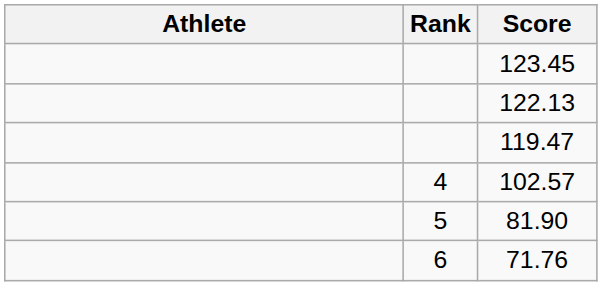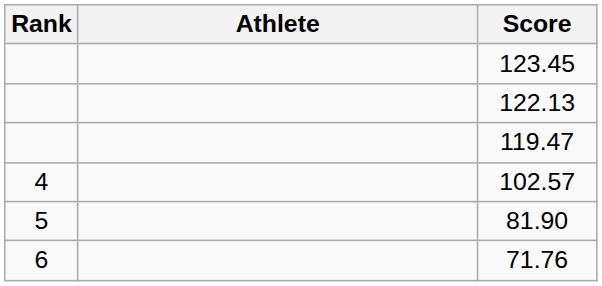columns swapped: (440, 24) <-> (204, 24)
